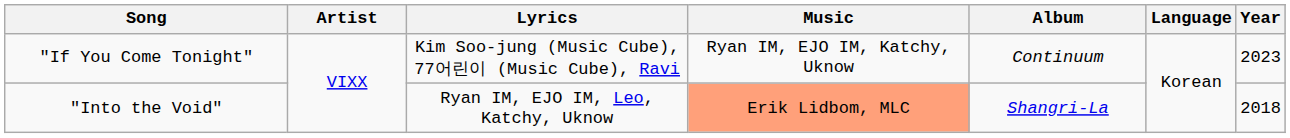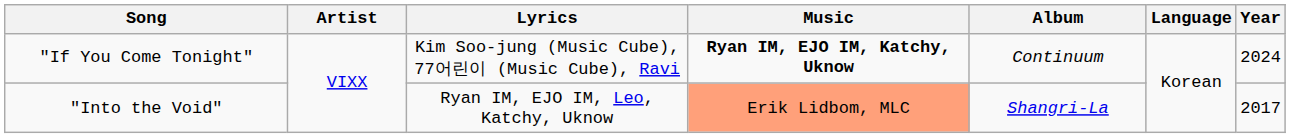(829, 58) normal -> (829, 58) bold
(1261, 58) 2023 -> (1261, 58) 2024
(1261, 108) 2018 -> (1261, 108) 2017
